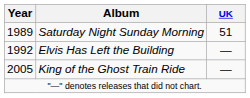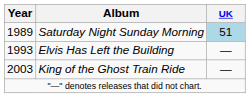(226, 32) no background -> (226, 32) lightblue background
(20, 50) 1992 -> (20, 50) 1993
(20, 69) 2005 -> (20, 69) 2003
